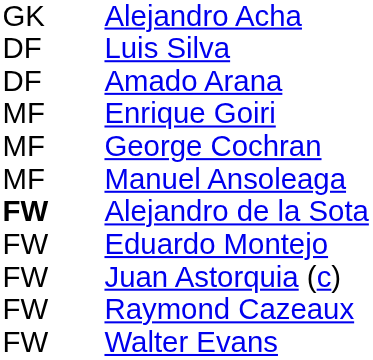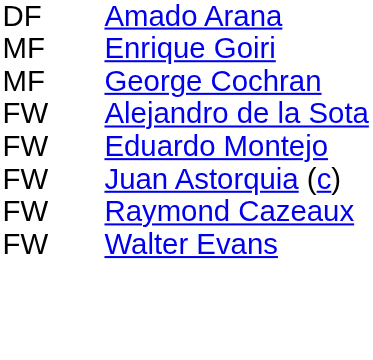- row: (203, 15)
- row: (167, 48)
- row: (225, 179)
(25, 211) bold -> (25, 113) normal
